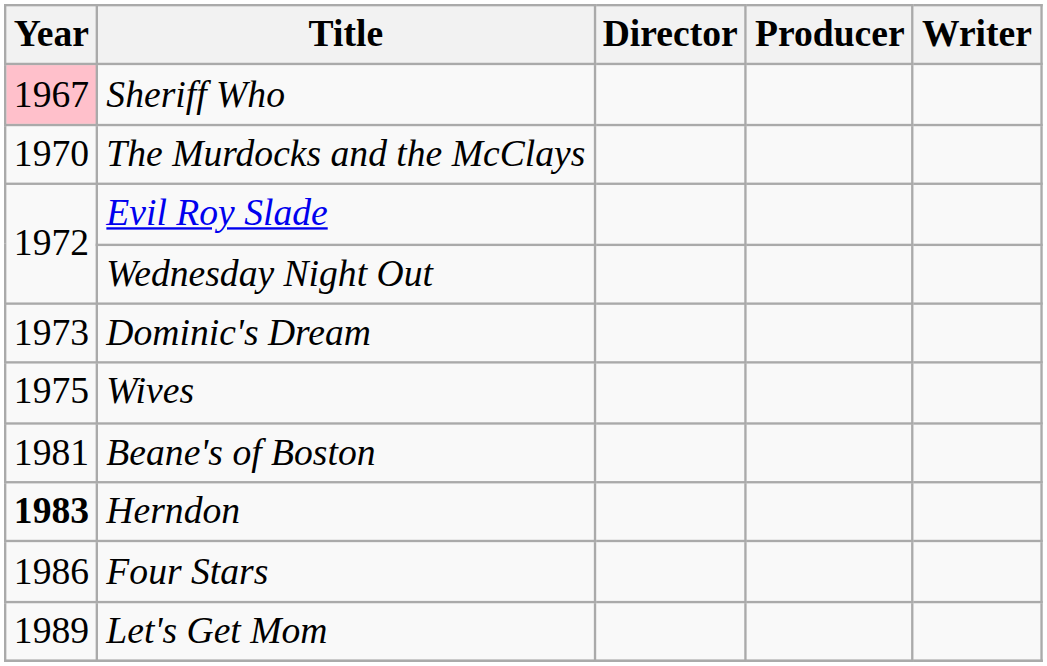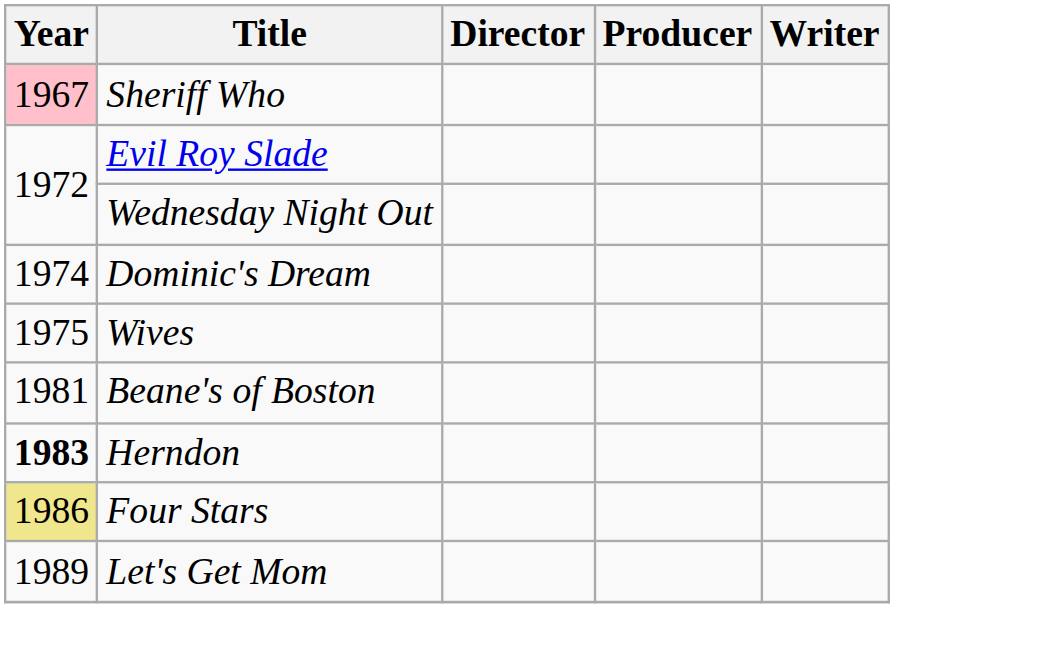- row: (346, 153)
(51, 332) 1973 -> (51, 272) 1974
(51, 570) no background -> (51, 511) khaki background
